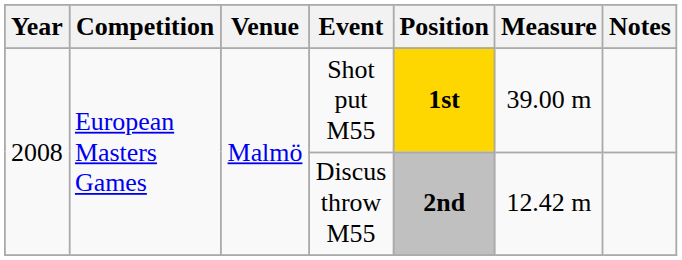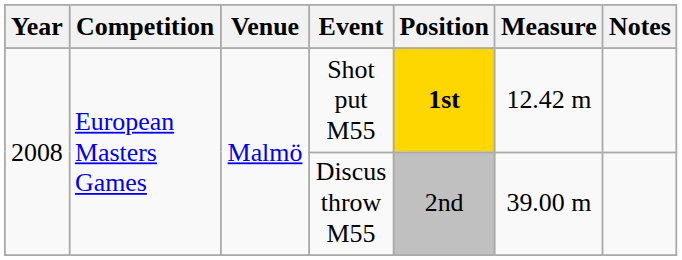(549, 99) 39.00 m -> (549, 99) 12.42 m
(444, 203) bold -> (444, 203) normal
(549, 203) 12.42 m -> (549, 203) 39.00 m
